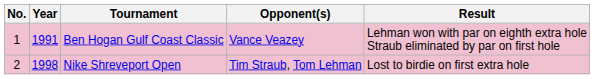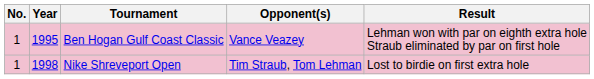(45, 39) 1991 -> (45, 39) 1995
(17, 65) 2 -> (17, 65) 1
